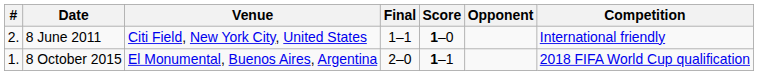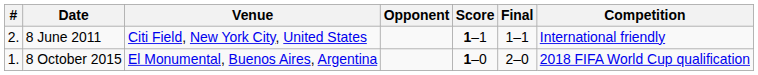columns swapped: (501, 15) <-> (400, 15)
(442, 37) 1–0 -> (475, 37) 1–1
(442, 59) 1–1 -> (475, 59) 1–0
